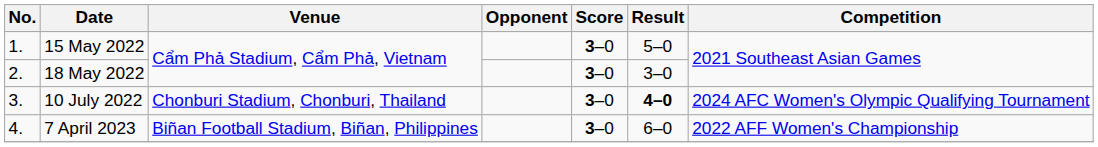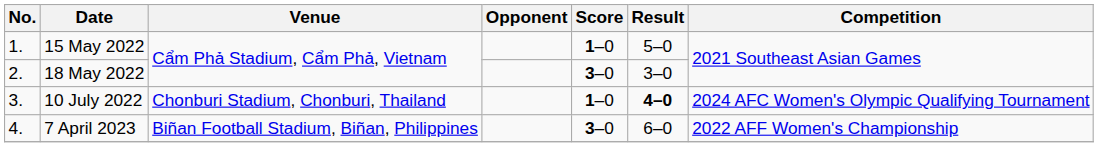(599, 45) 3–0 -> (599, 45) 1–0
(599, 100) 3–0 -> (599, 100) 1–0
